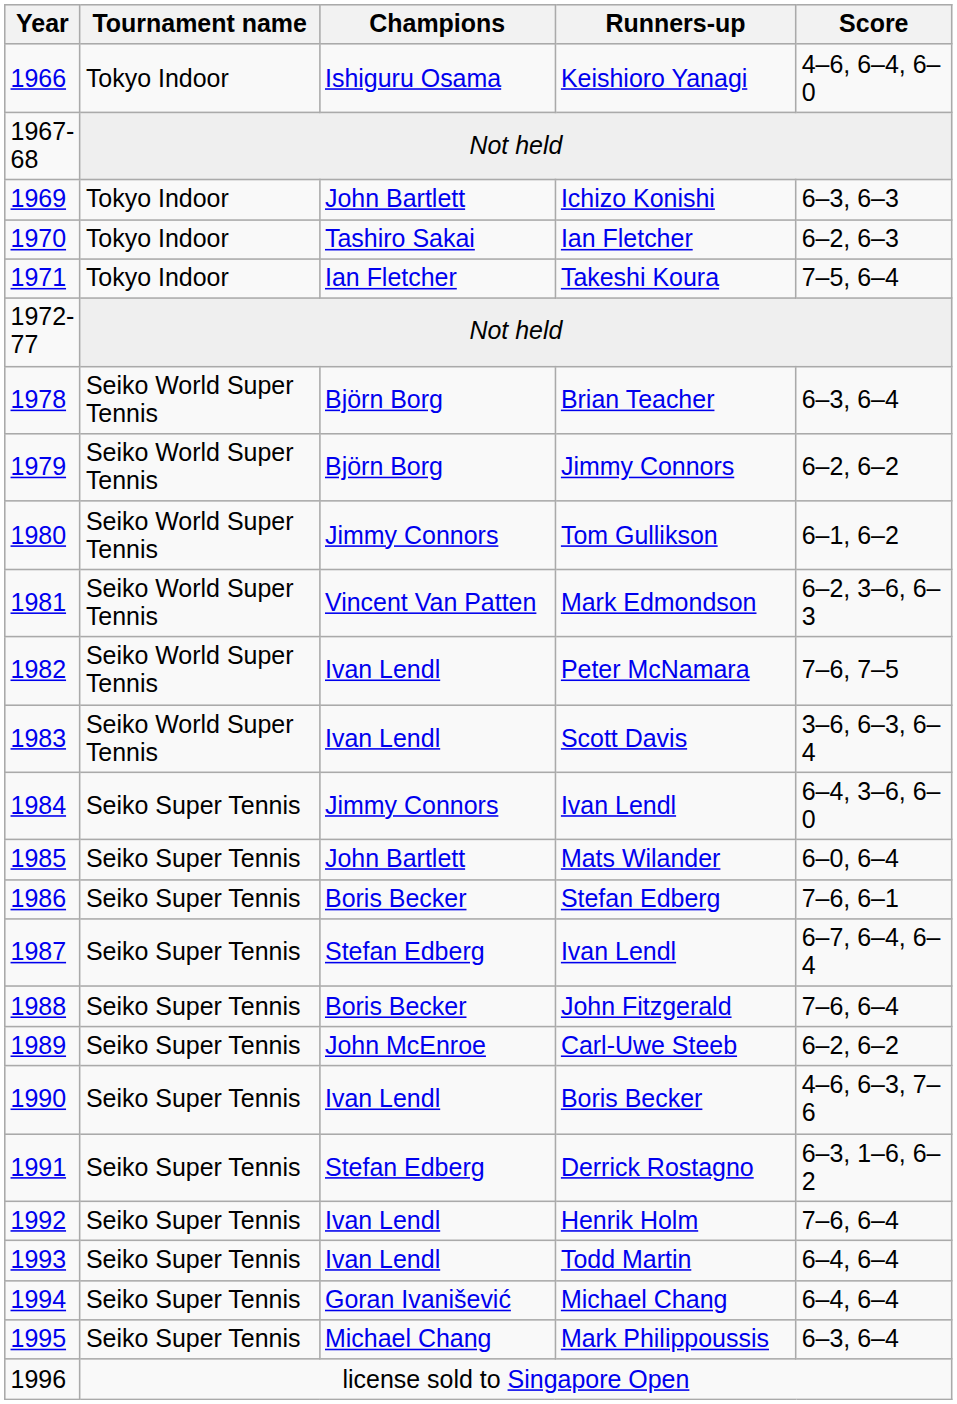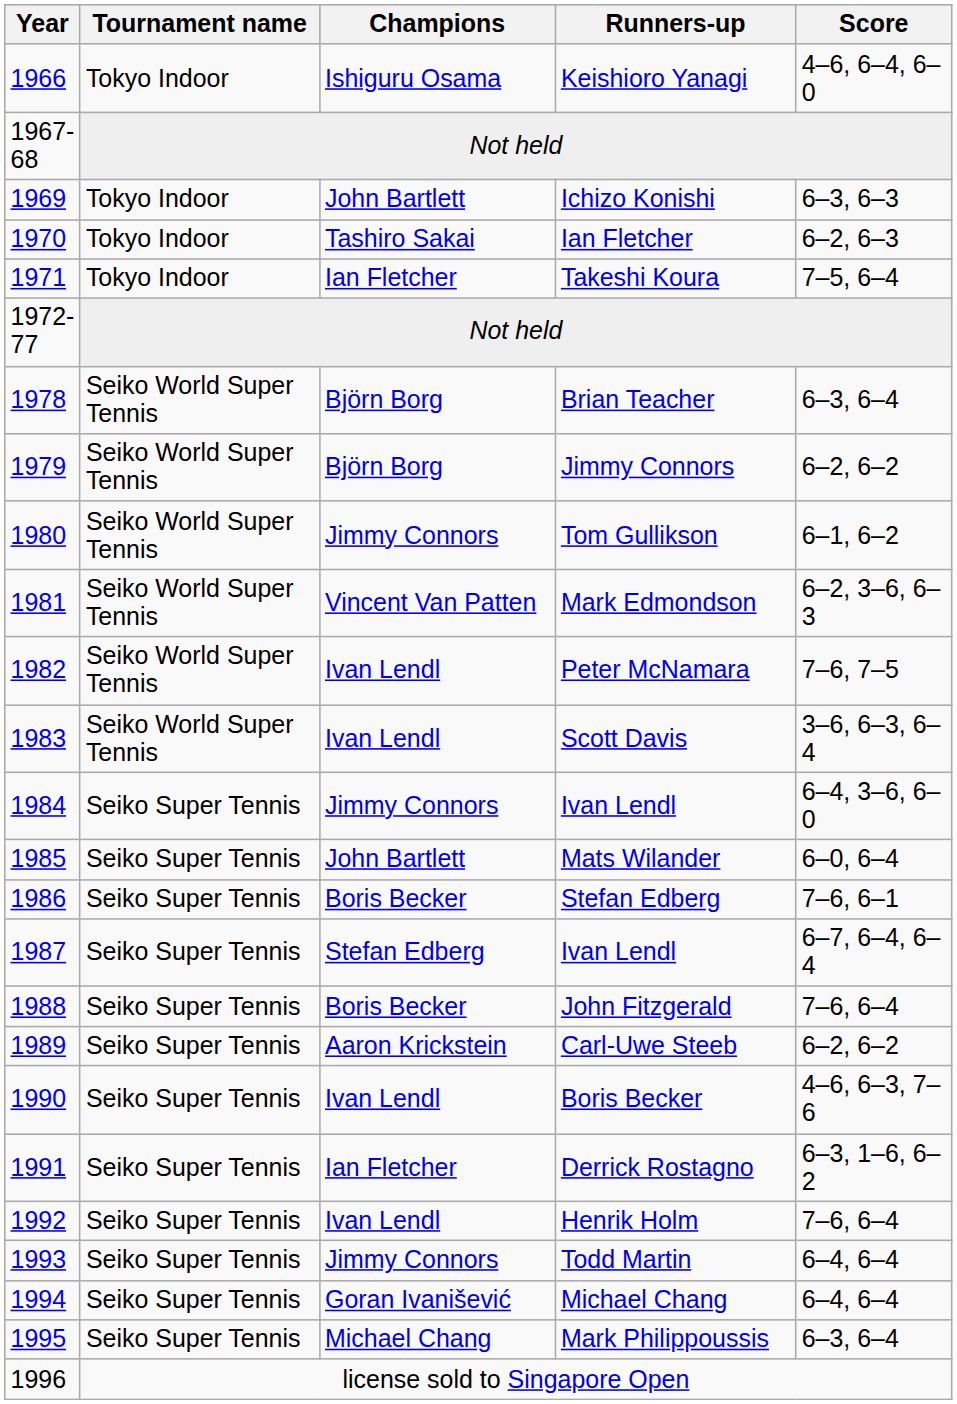(405, 1045) John McEnroe -> (416, 1045) Aaron Krickstein
(405, 1166) Stefan Edberg -> (391, 1166) Ian Fletcher
(383, 1260) Ivan Lendl -> (412, 1260) Jimmy Connors
